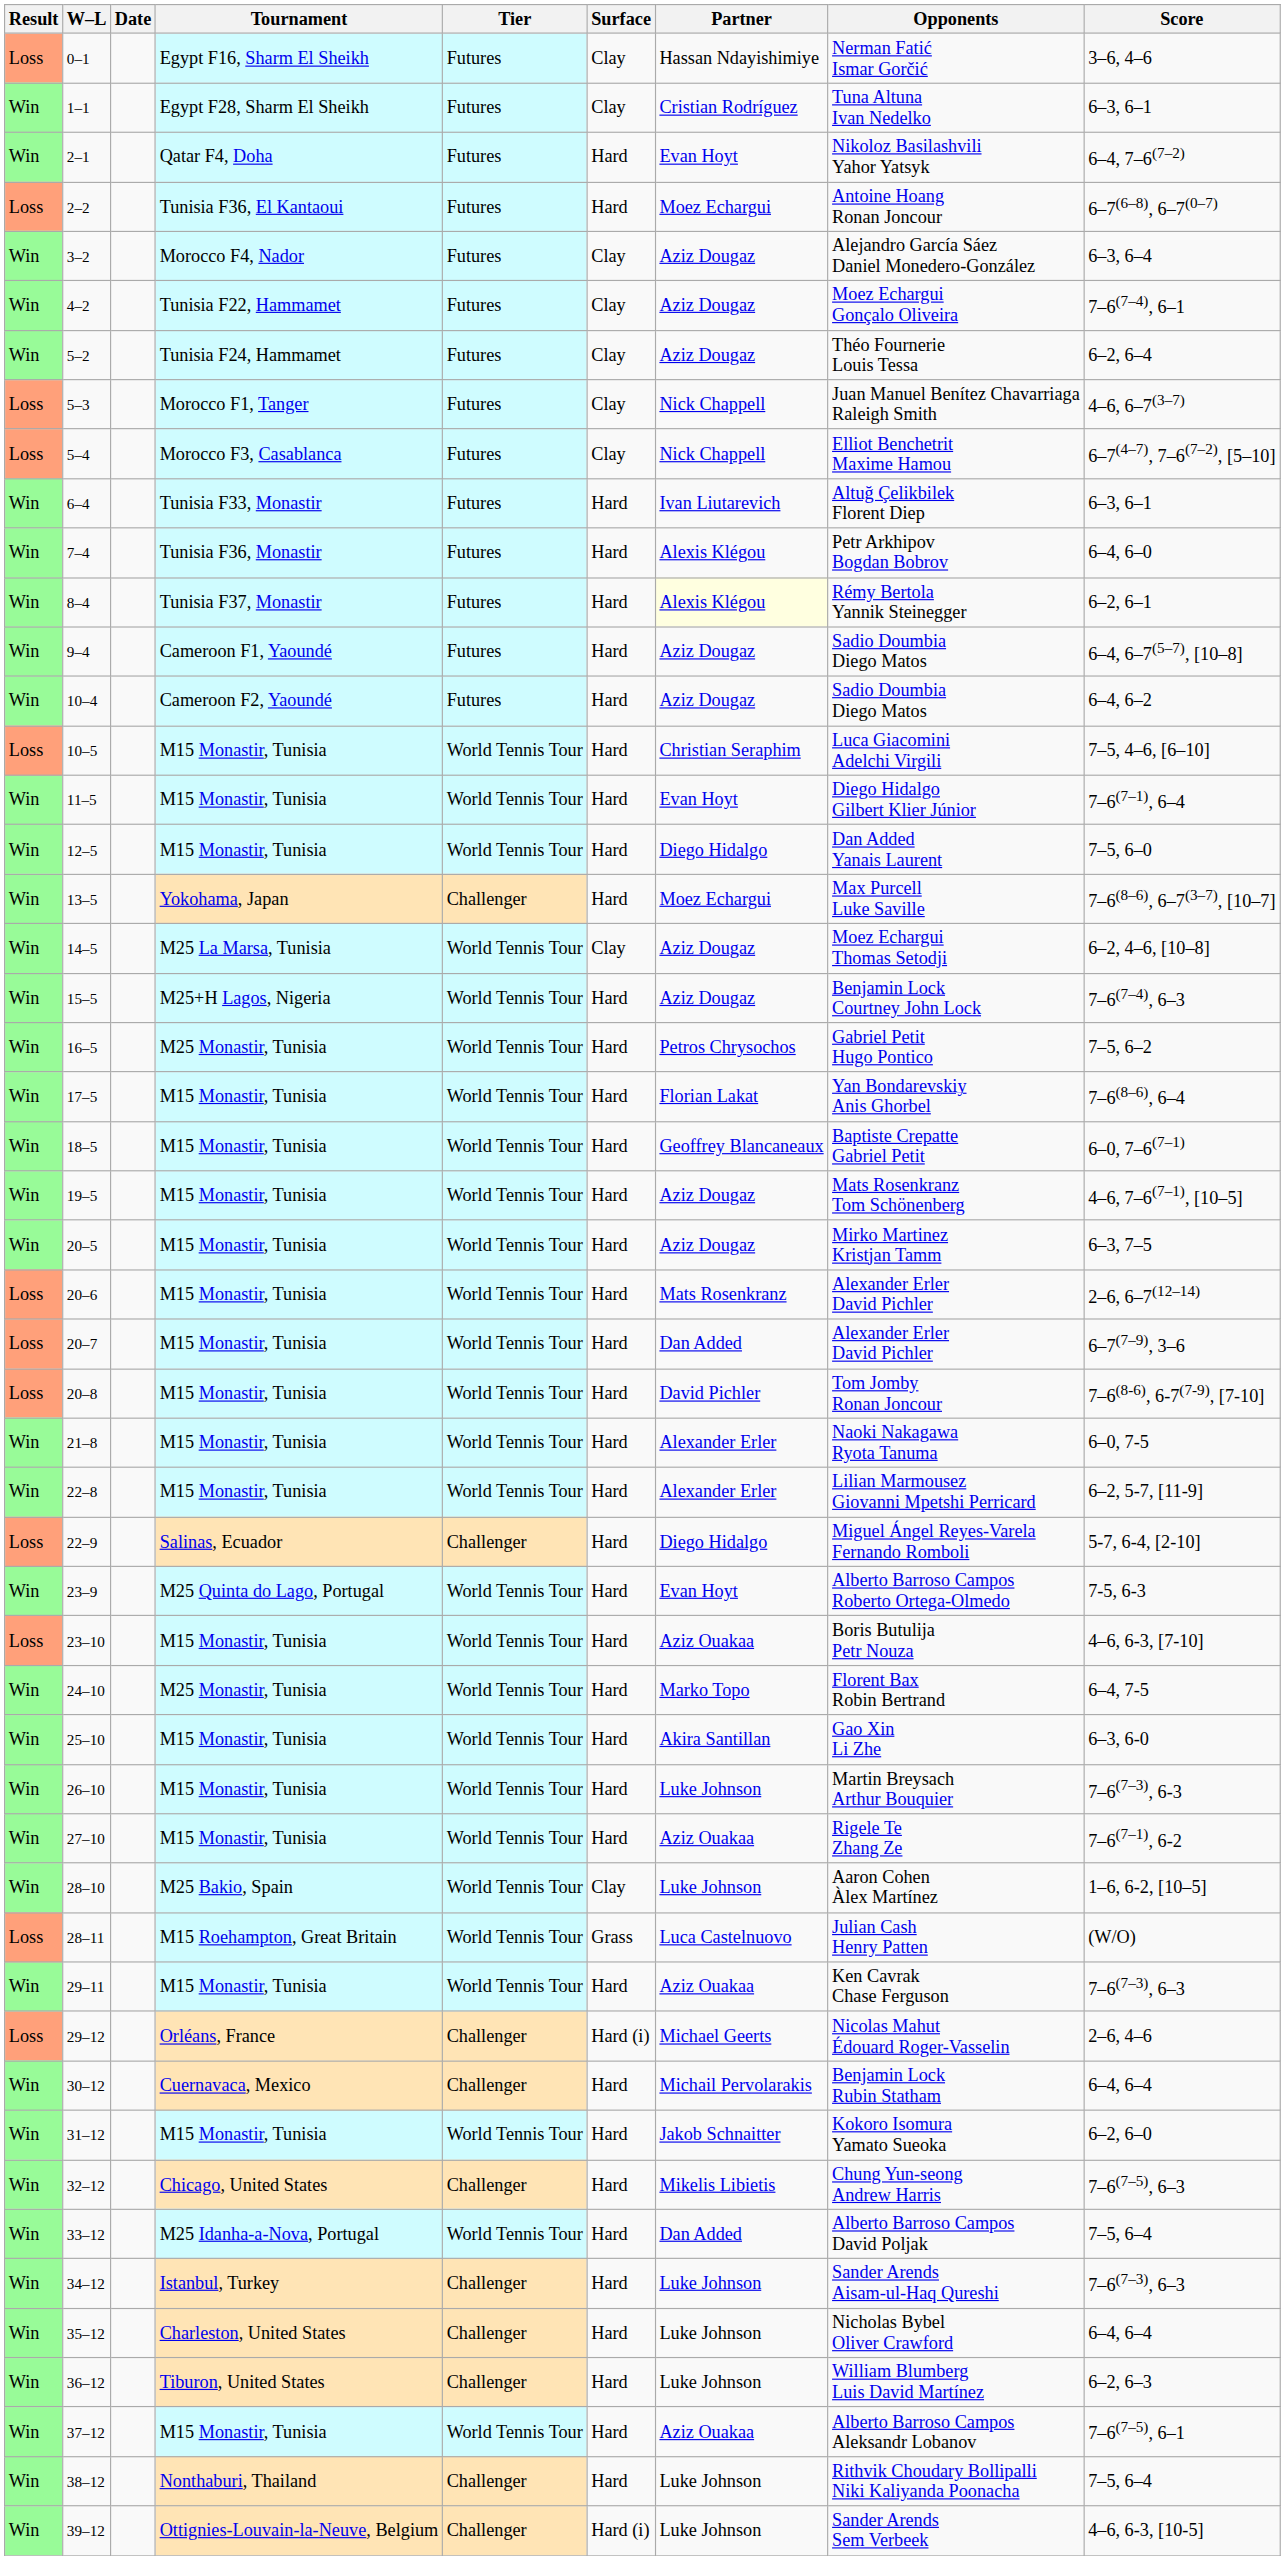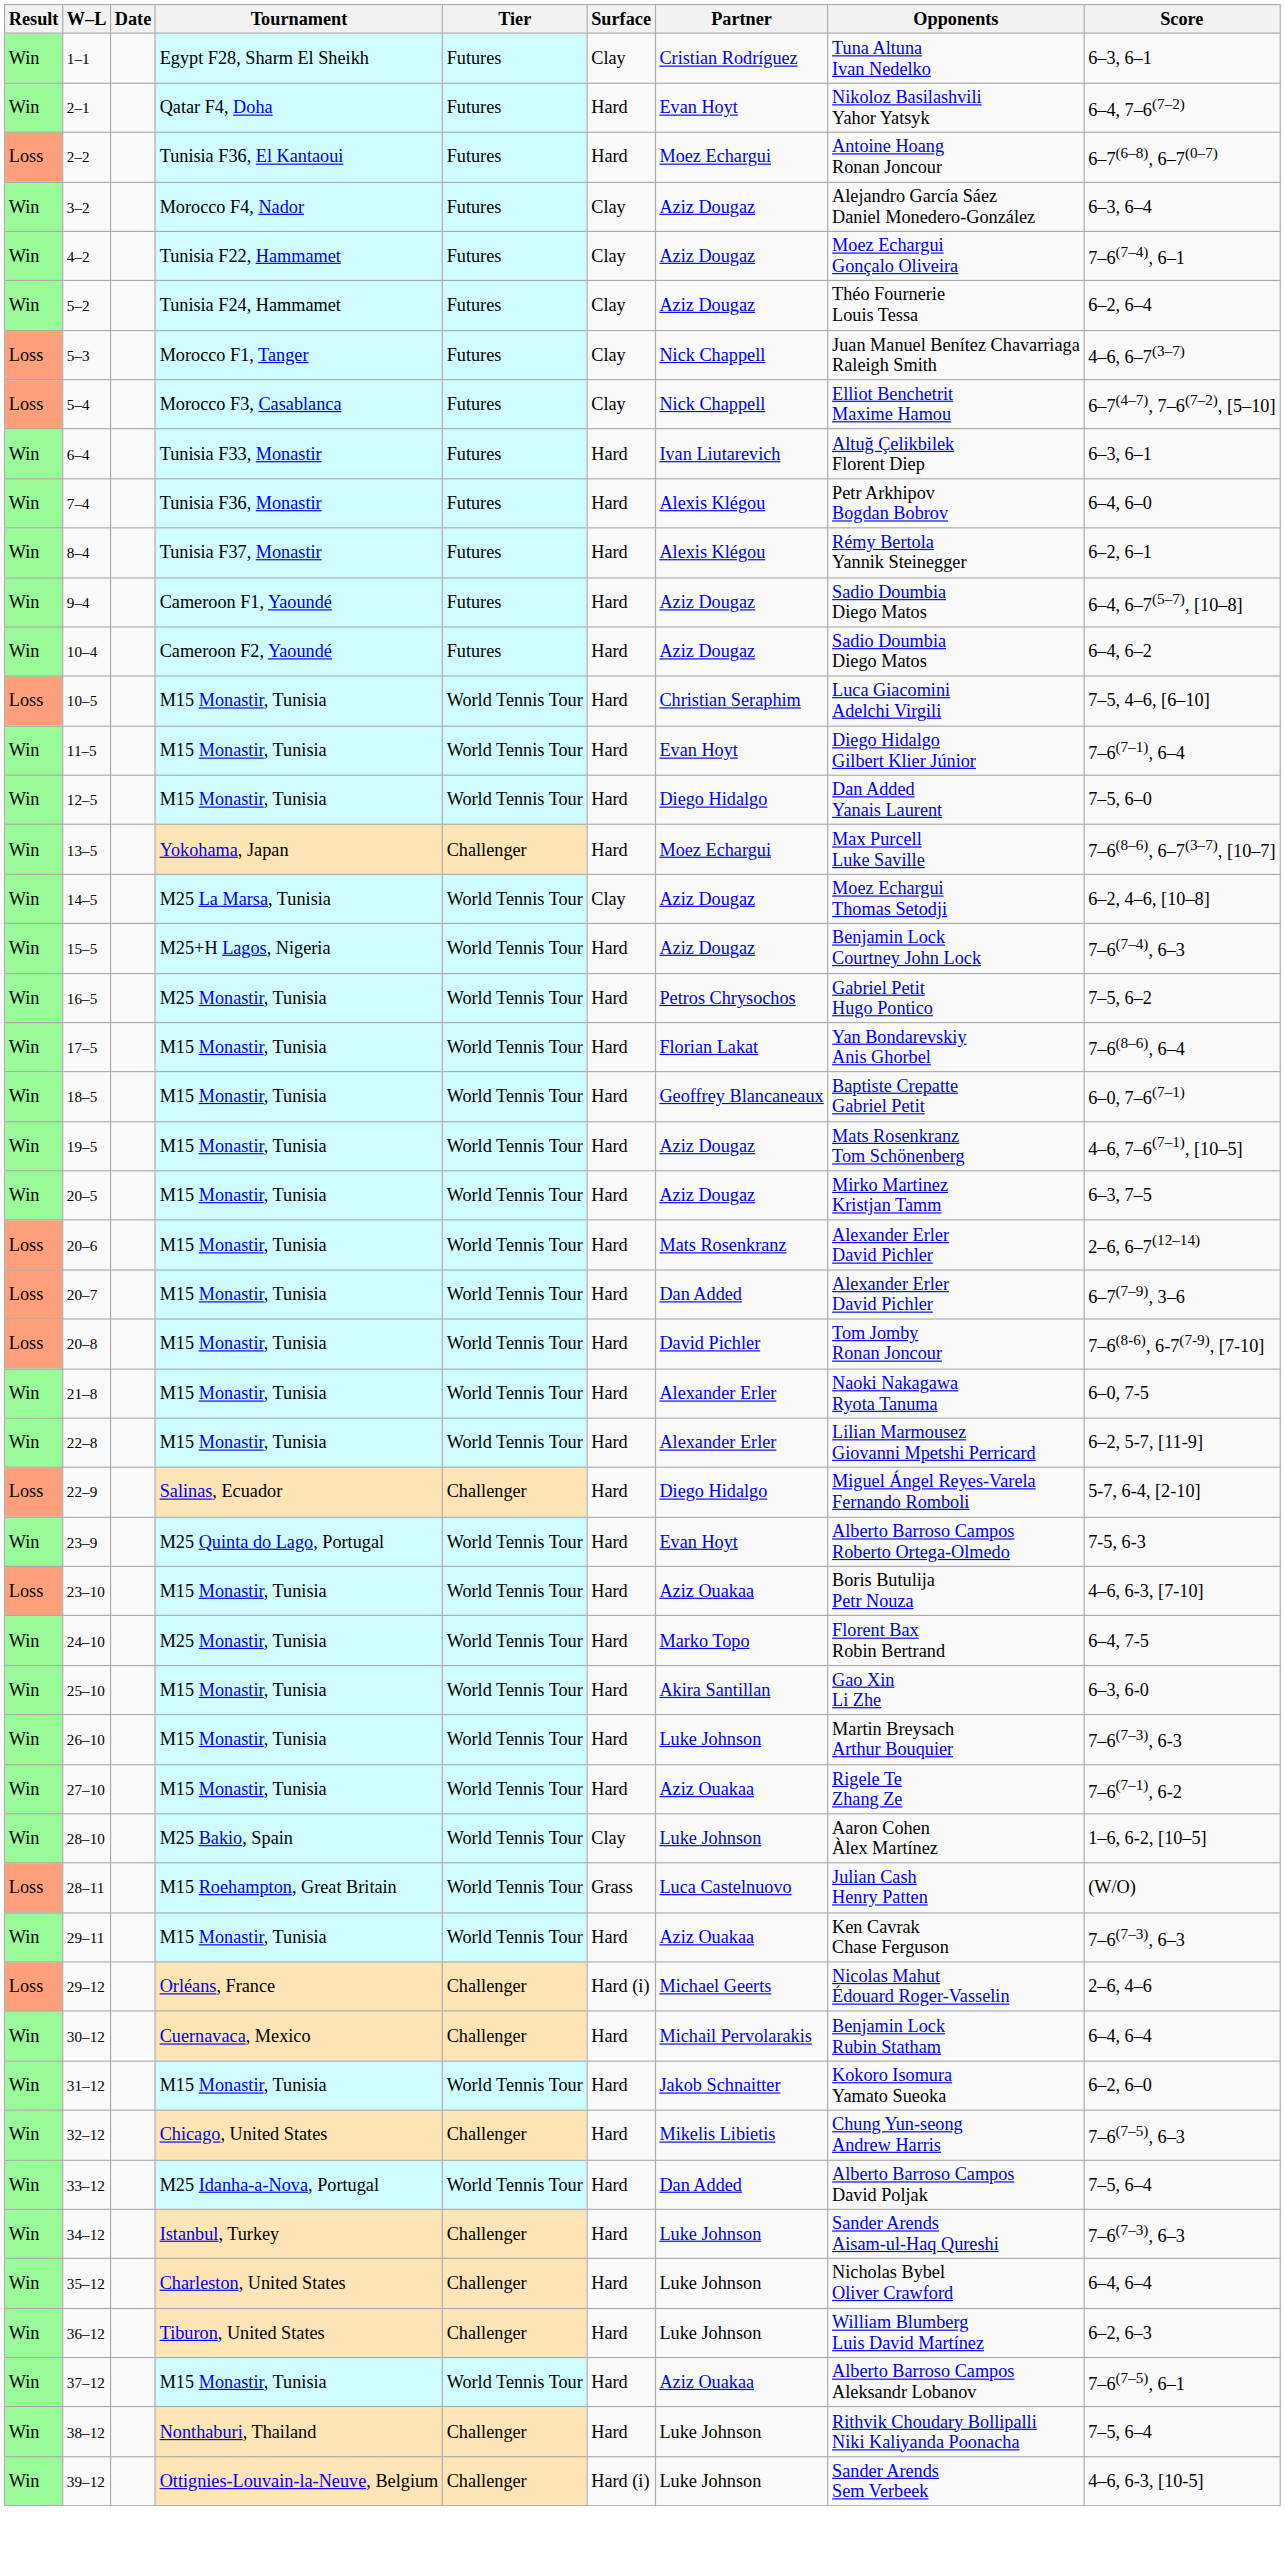- row: (78, 59)
(712, 602) lightyellow background -> (712, 552) no background
